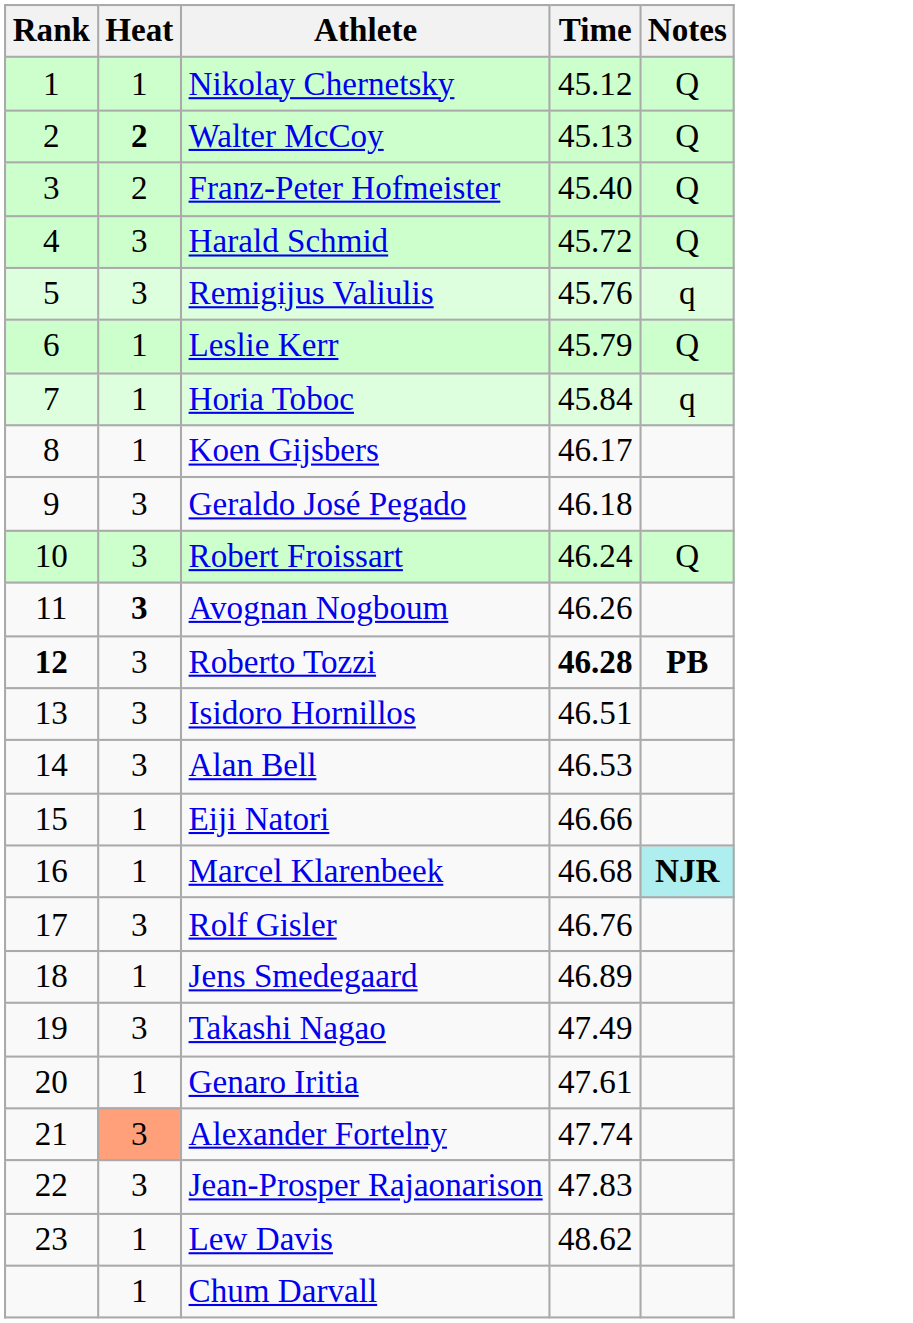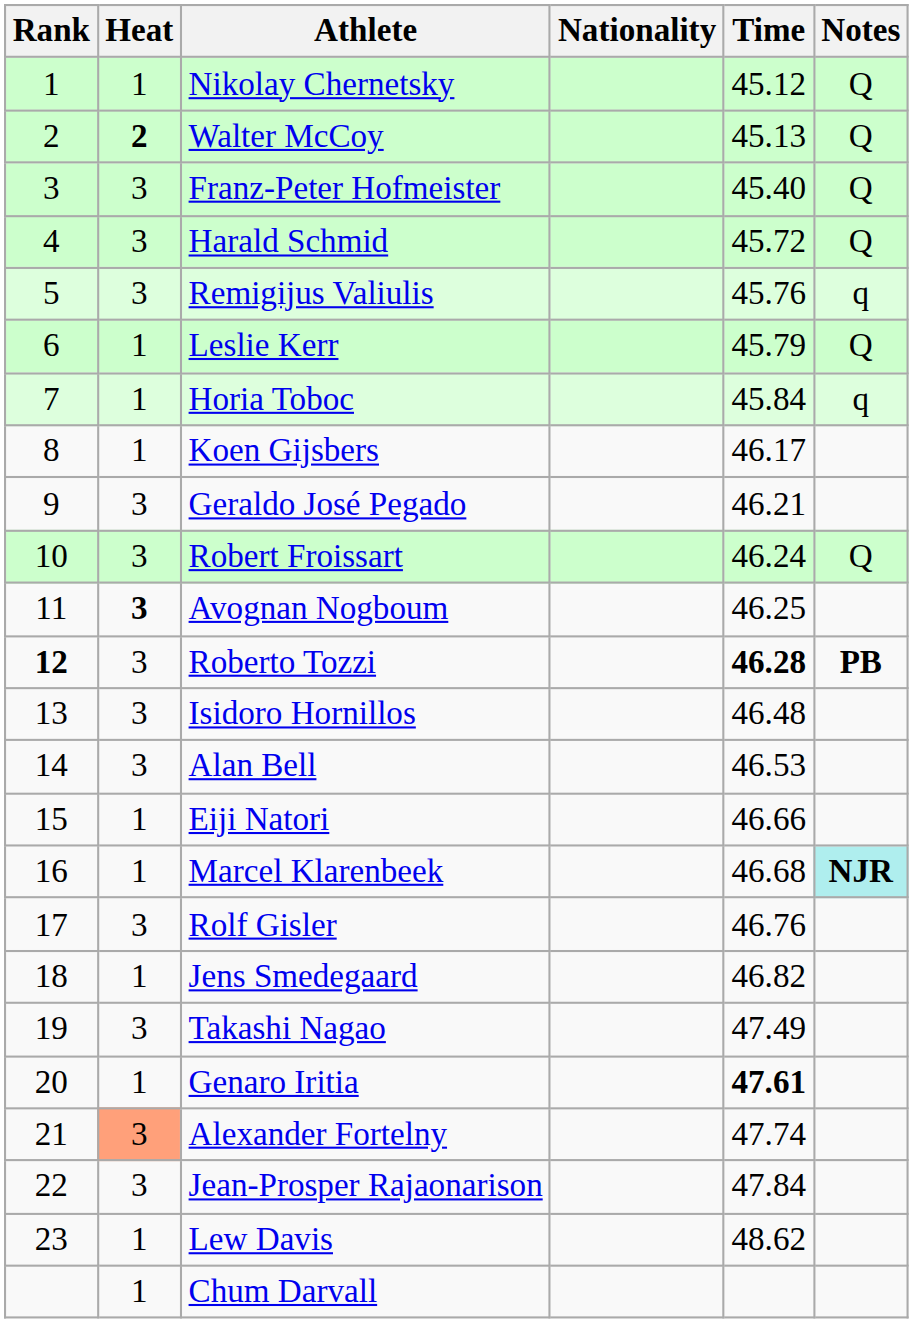+ column: (637, 30)
(139, 188) 2 -> (139, 188) 3
(595, 503) 46.18 -> (769, 503) 46.21
(595, 608) 46.26 -> (769, 608) 46.25
(595, 713) 46.51 -> (769, 713) 46.48
(595, 976) 46.89 -> (769, 976) 46.82
(595, 1081) normal -> (769, 1081) bold
(595, 1186) 47.83 -> (769, 1186) 47.84
